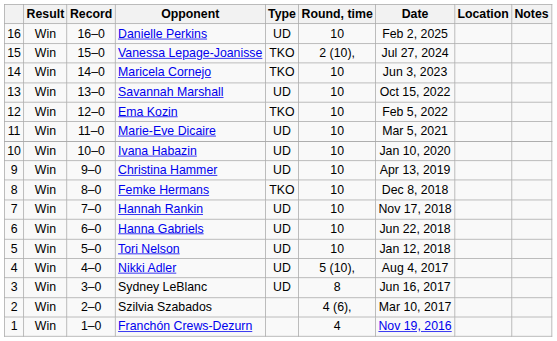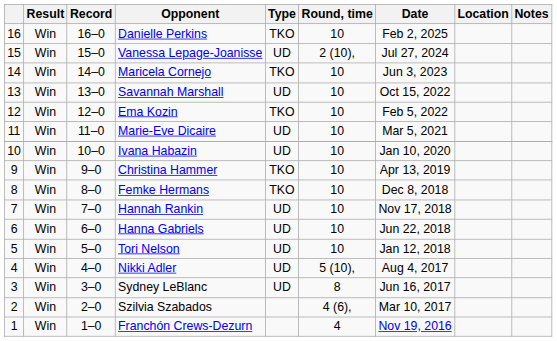(282, 33) UD -> (282, 33) TKO
(282, 53) TKO -> (282, 53) UD
(282, 170) UD -> (282, 170) TKO
